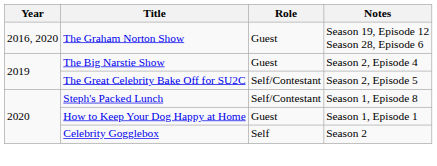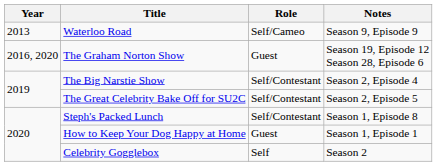+ row: (97, 31)
(264, 62) Guest -> (286, 80) Self/Contestant
